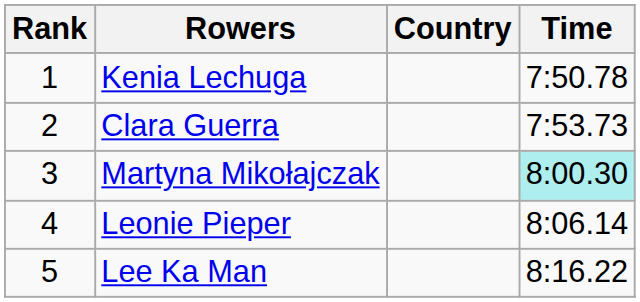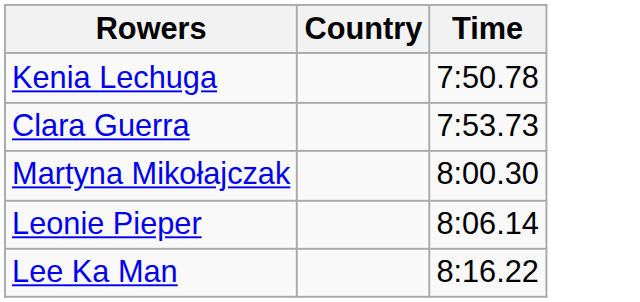- column: (50, 28)
(577, 175) paleturquoise background -> (488, 175) no background
